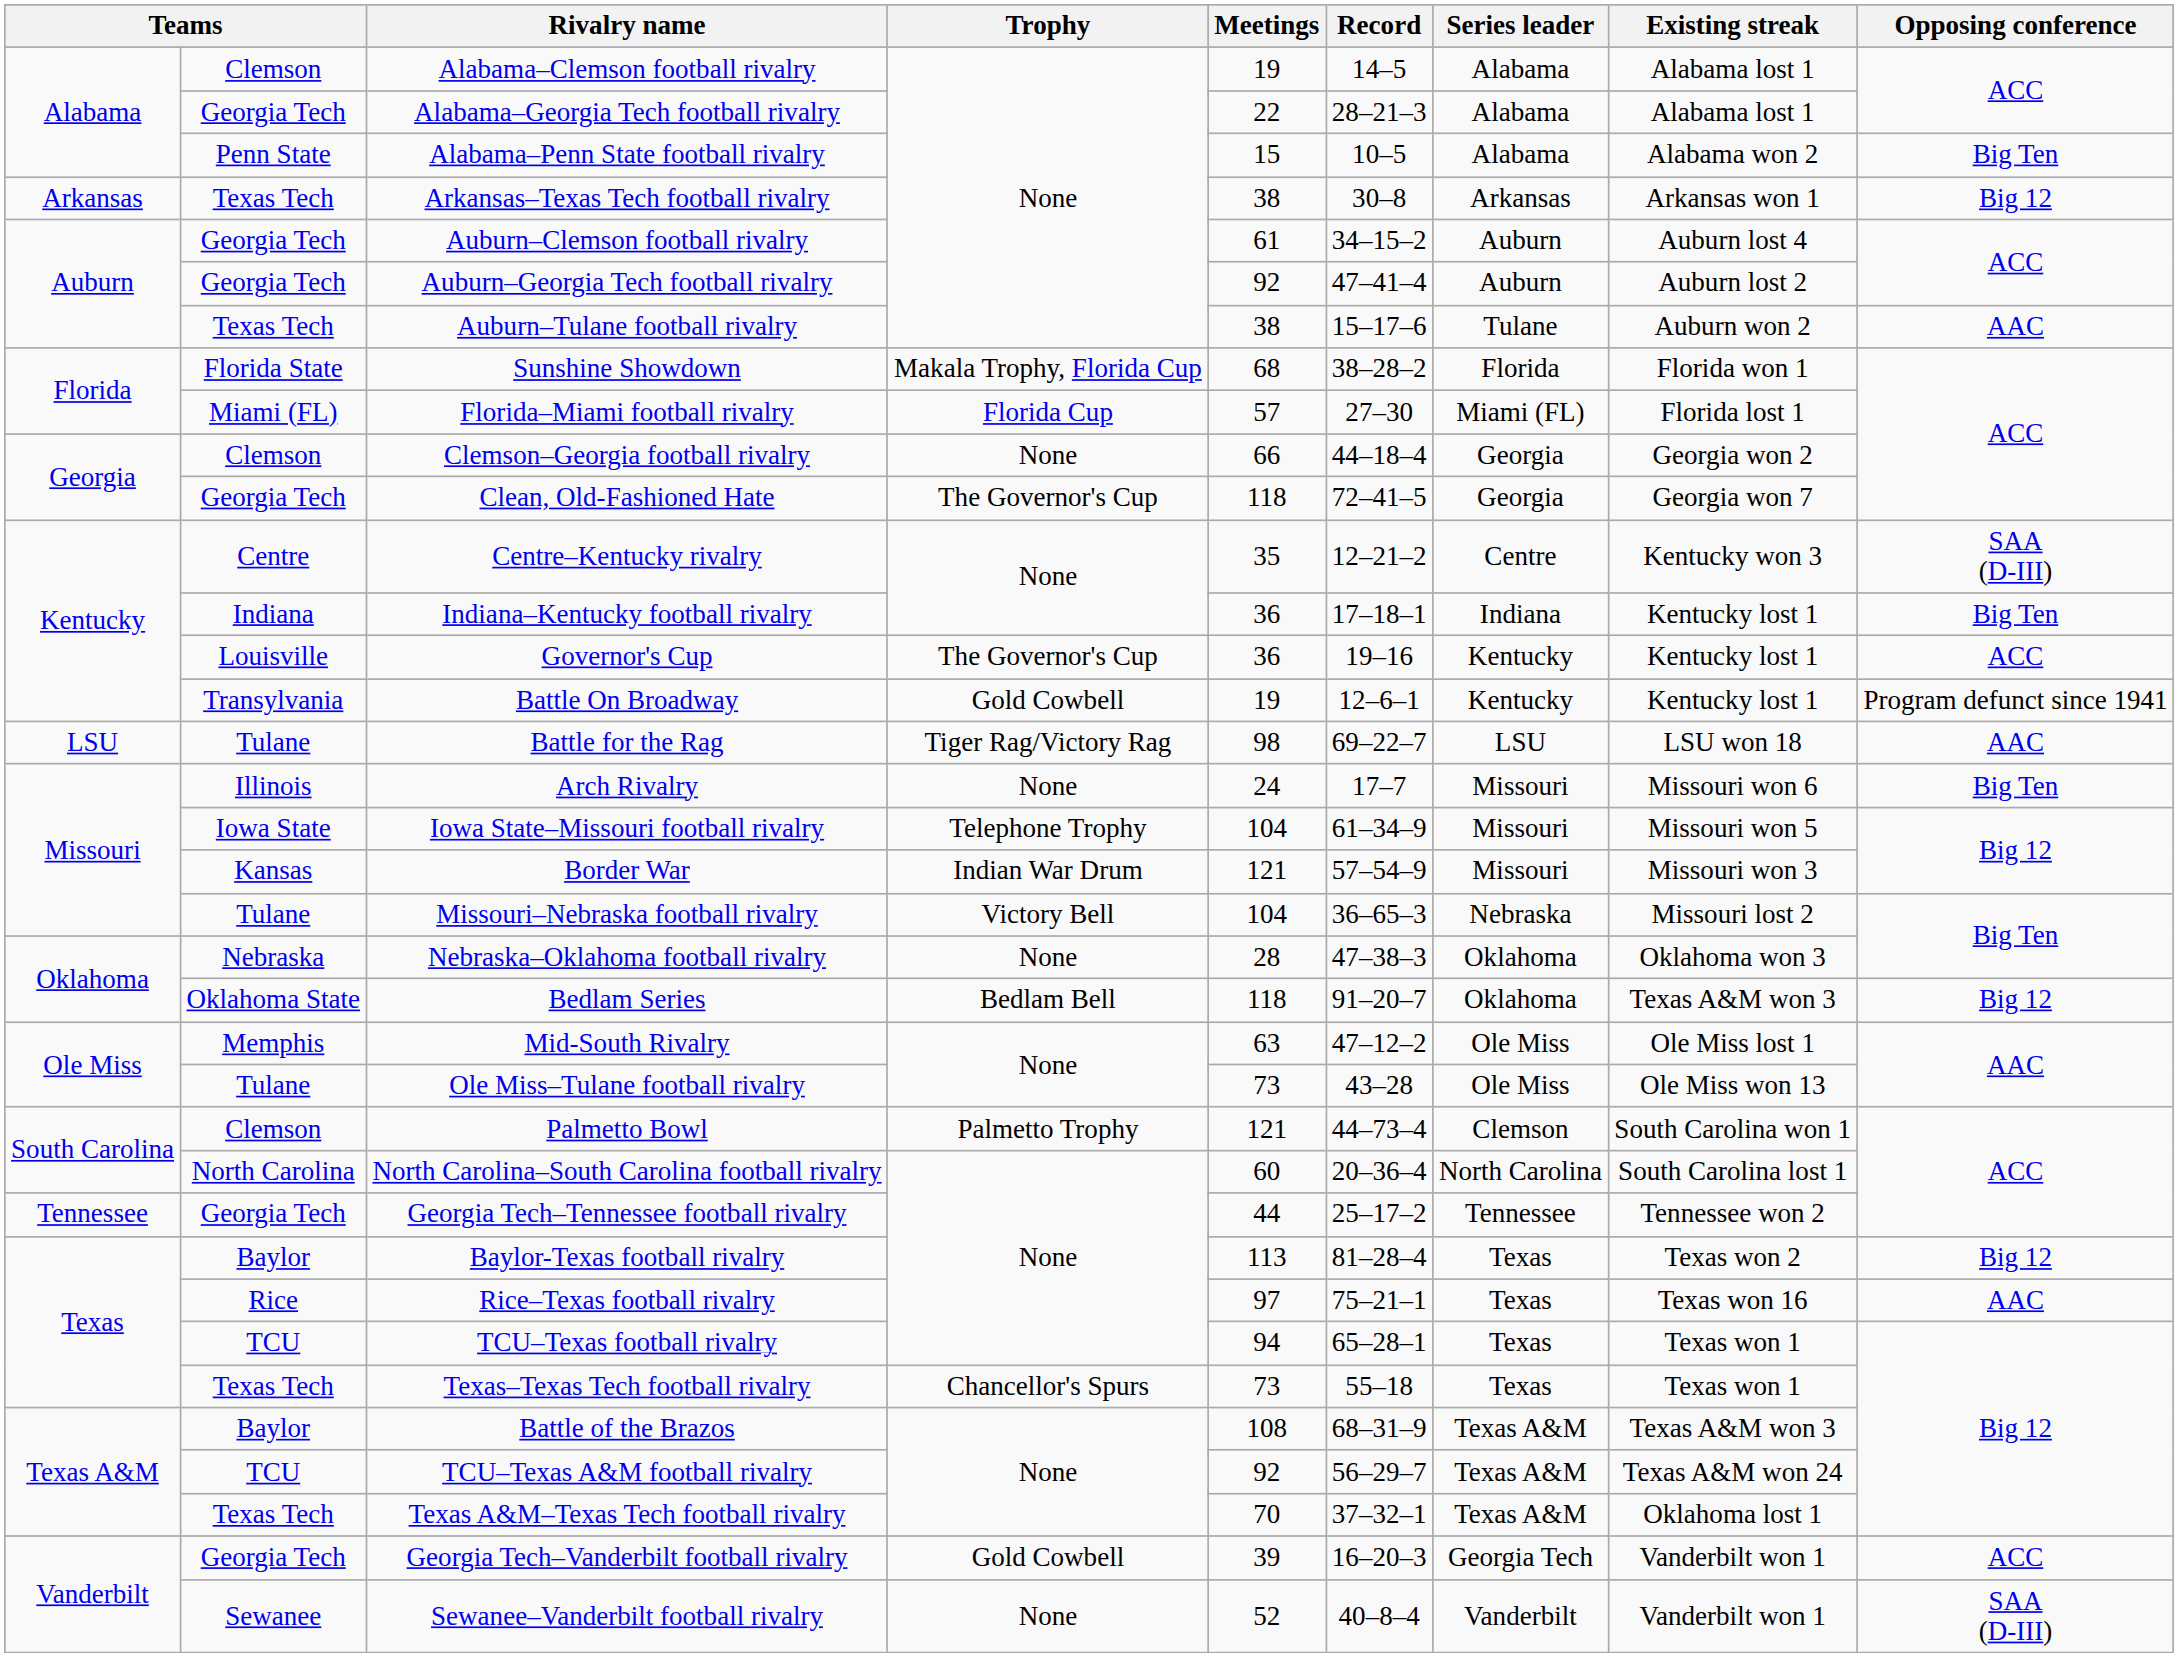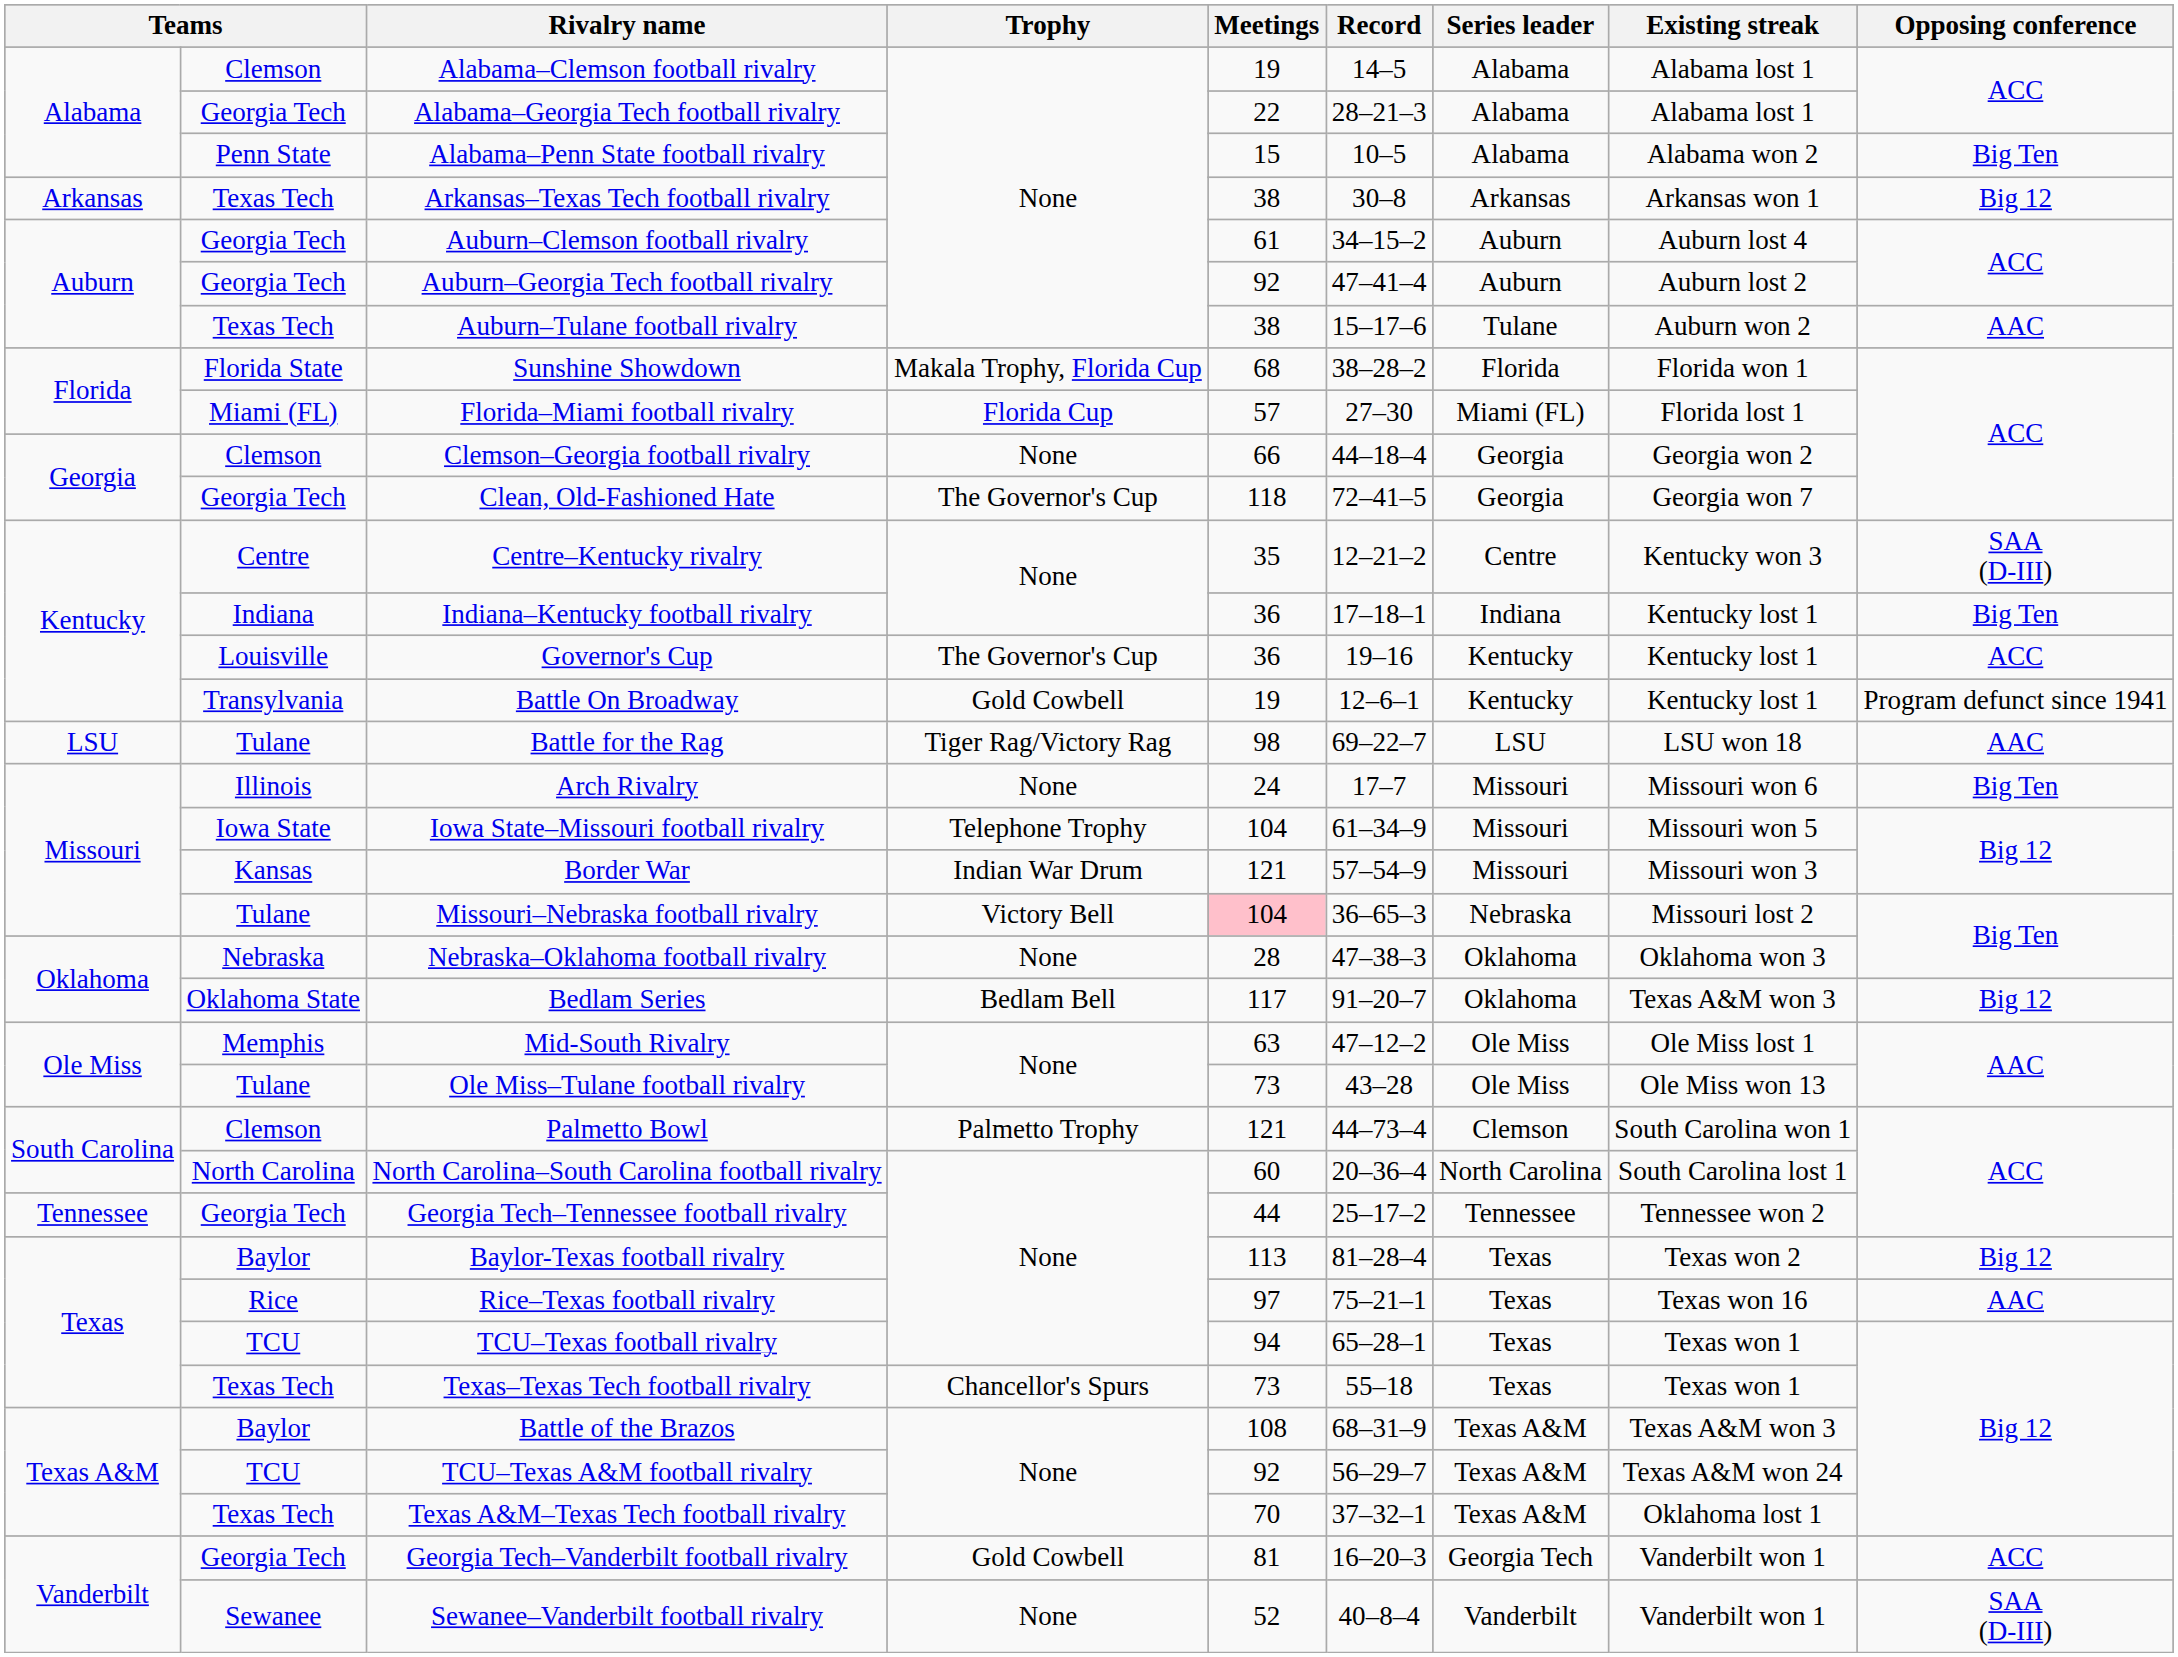(1267, 914) no background -> (1267, 914) pink background
(1267, 999) 118 -> (1267, 999) 117
(1267, 1557) 39 -> (1267, 1557) 81
